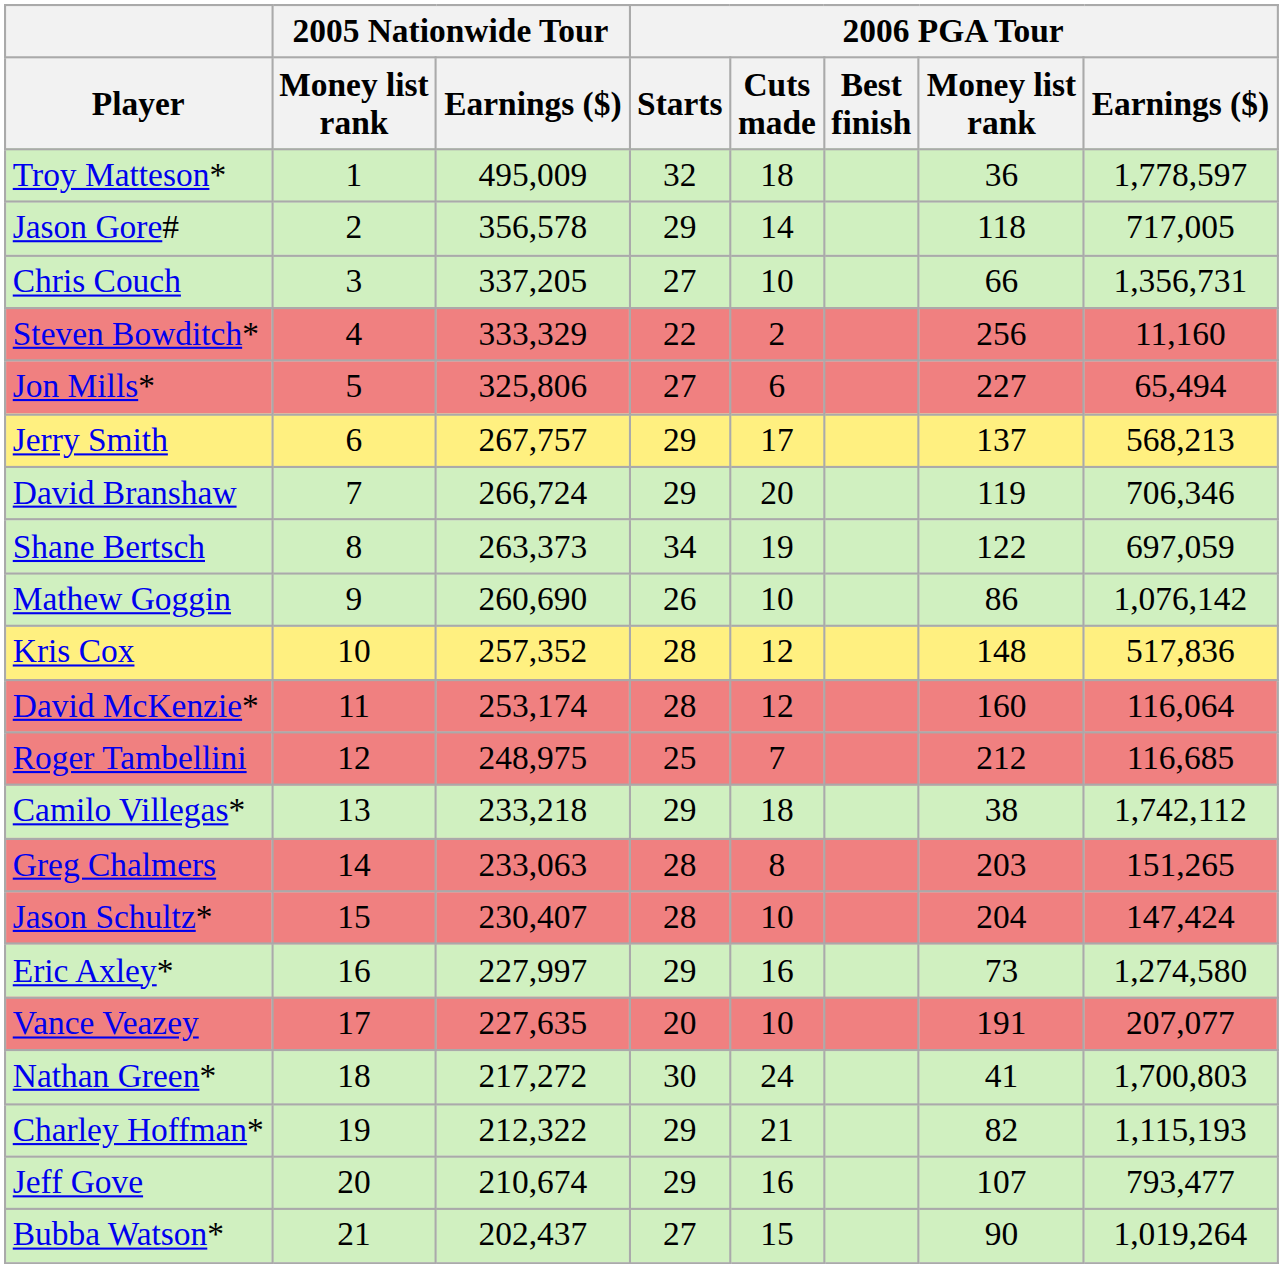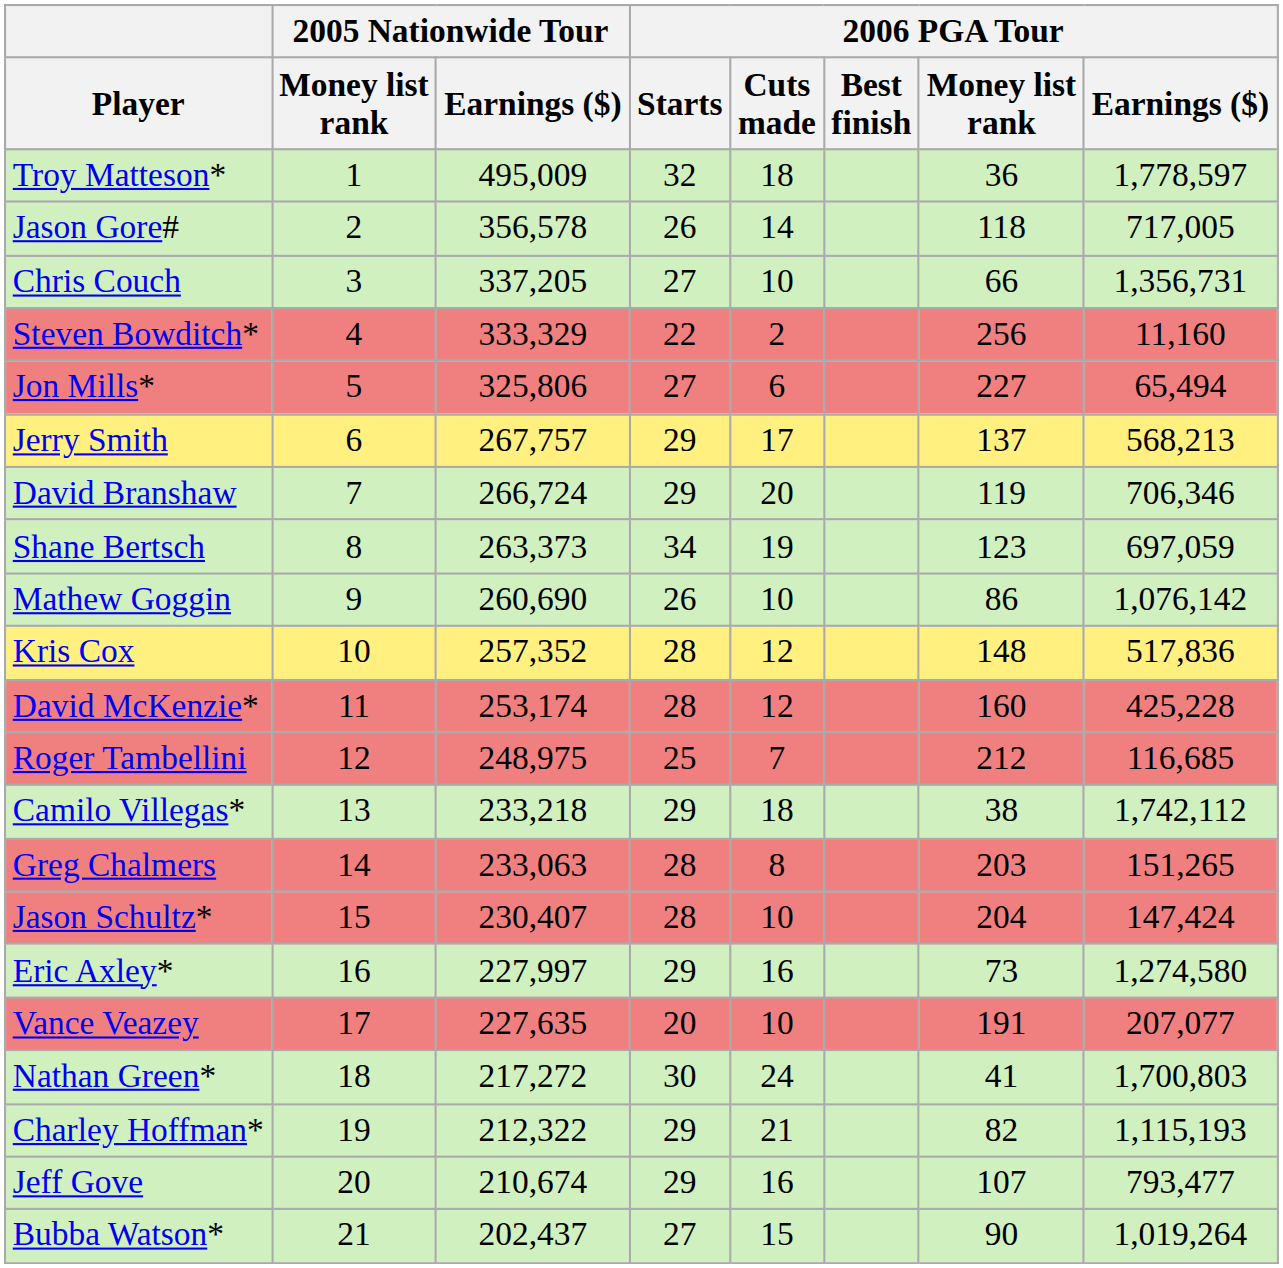(680, 227) 29 -> (680, 227) 26
(1001, 545) 122 -> (1001, 545) 123
(1180, 705) 116,064 -> (1180, 705) 425,228
